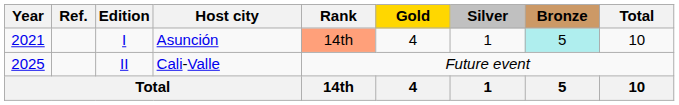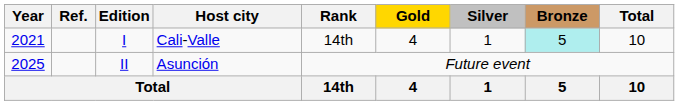(188, 40) Asunción -> (188, 40) Cali-Valle
(338, 40) lightsalmon background -> (338, 40) no background
(188, 64) Cali-Valle -> (188, 64) Asunción
